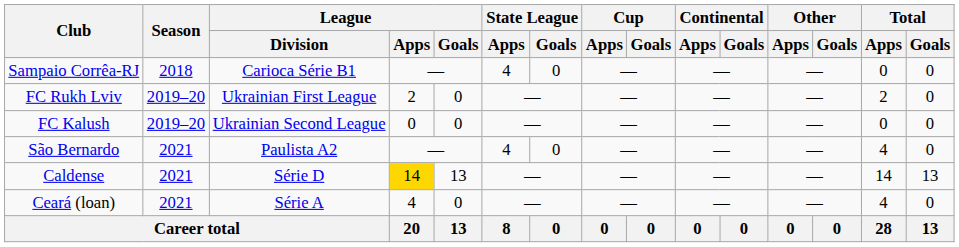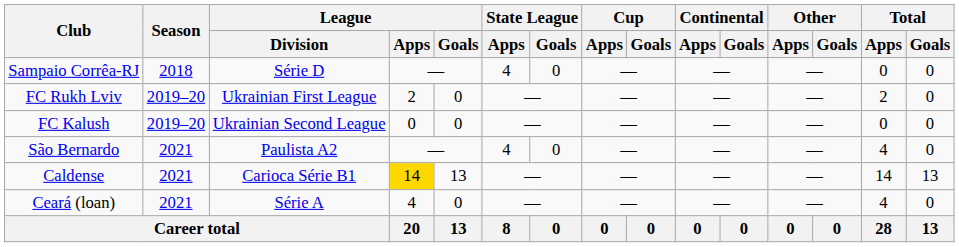(299, 70) Carioca Série B1 -> (299, 70) Série D
(299, 176) Série D -> (299, 176) Carioca Série B1
